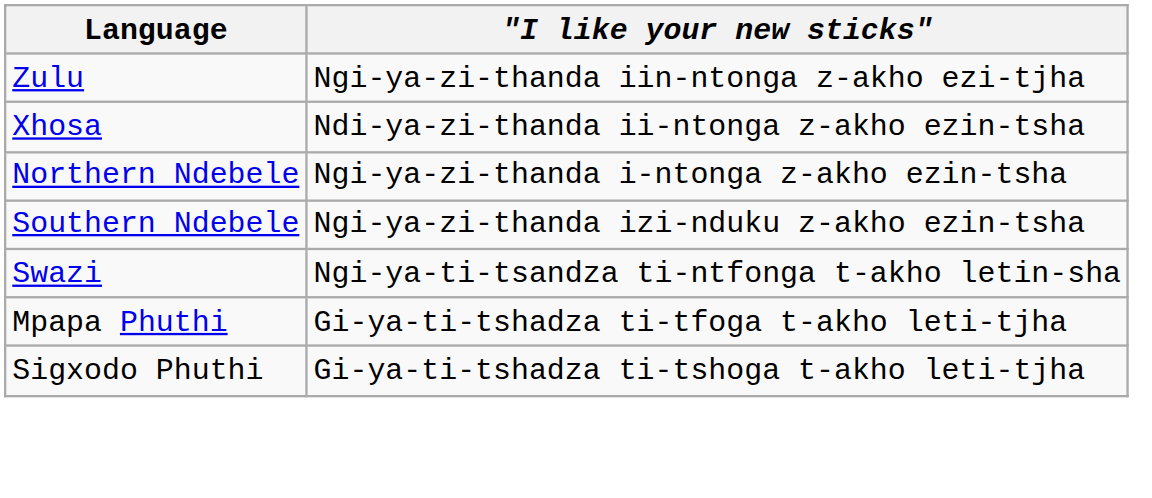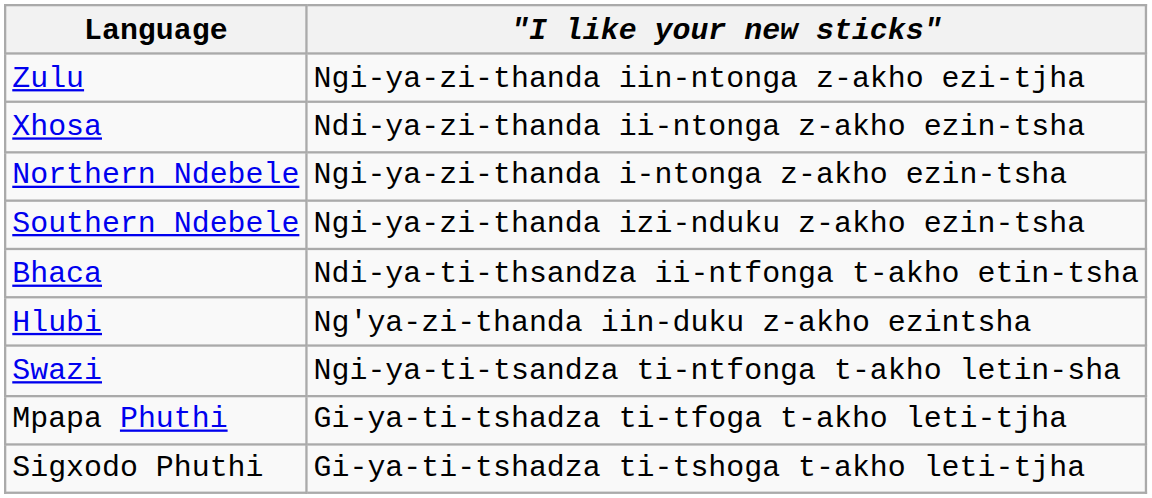+ row: (57, 273)
+ row: (57, 322)
